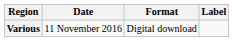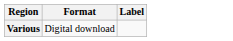- column: (83, 12)
